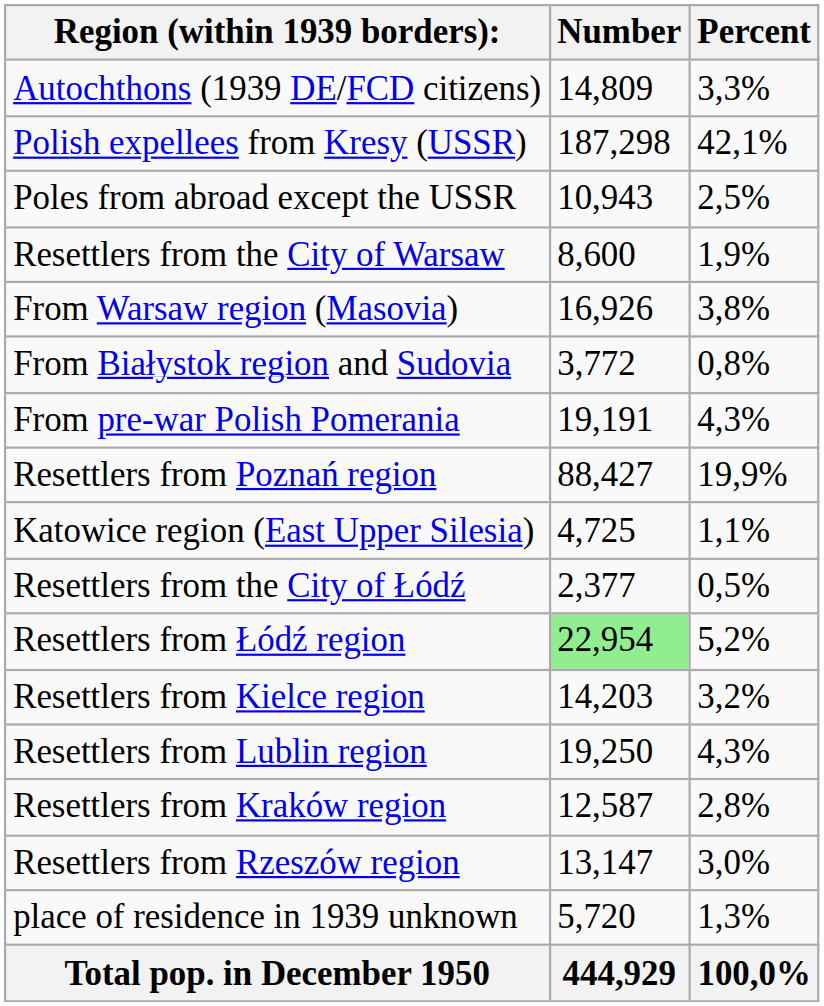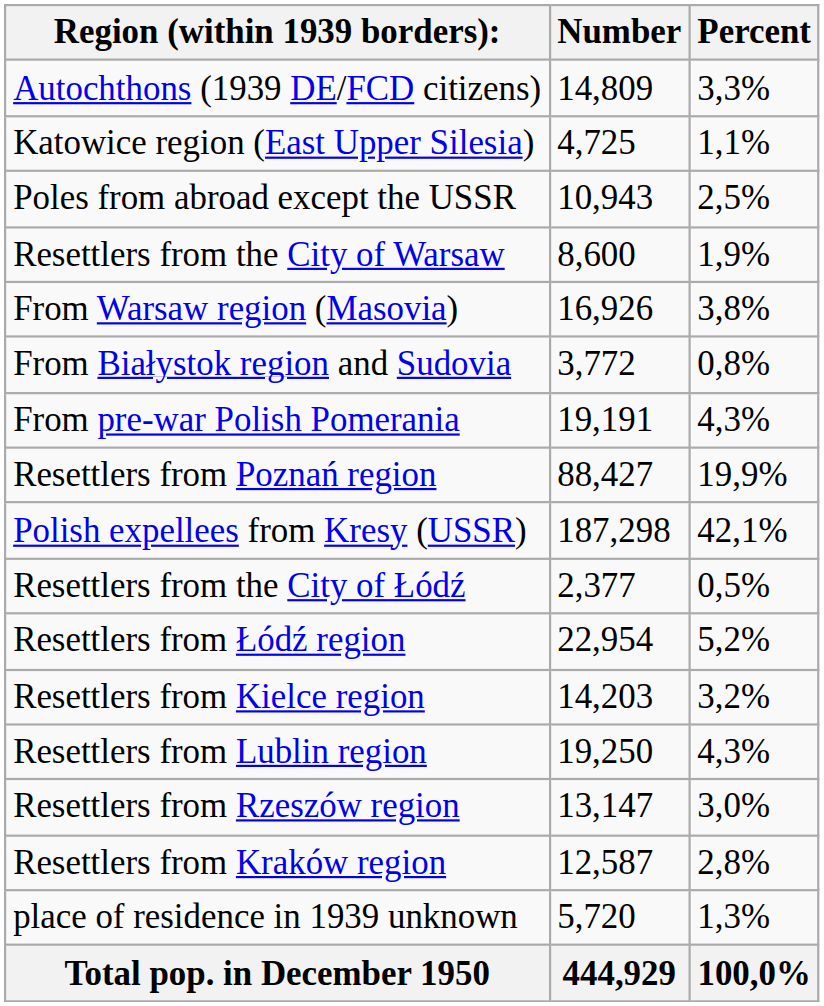rows swapped: (270, 142) <-> (274, 530)
(605, 640) lightgreen background -> (605, 640) no background
rows swapped: (230, 806) <-> (236, 861)
